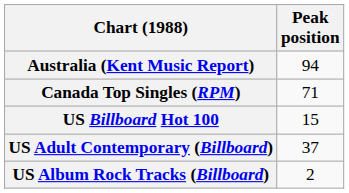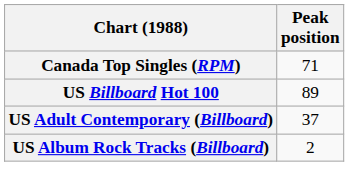- row: (141, 65)
(310, 119) 15 -> (310, 92) 89
